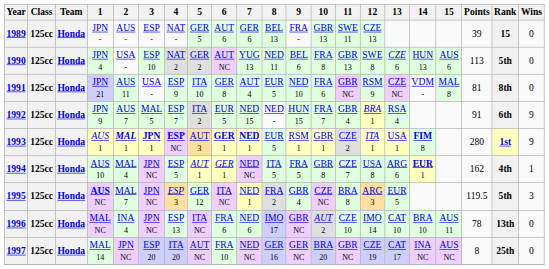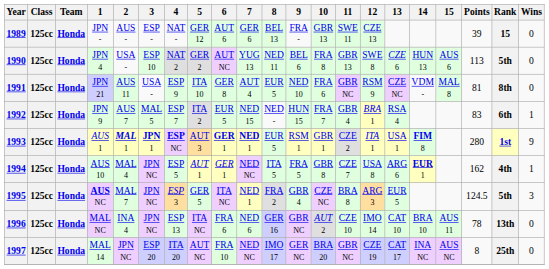(200, 34) GER 5 -> (200, 34) GER 12
(477, 115) 91 -> (477, 115) 83
(531, 115) 9 -> (531, 115) 1
(200, 196) GER 12 -> (200, 196) GER 5
(477, 196) 119.5 -> (477, 196) 124.5
(274, 223) IMO 17 -> (274, 223) GER 16
(274, 251) GER 16 -> (274, 251) IMO 17
